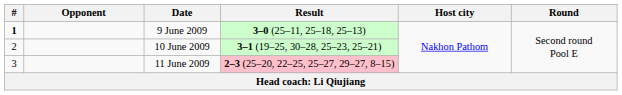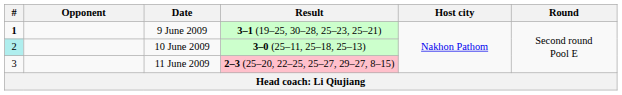(309, 30) 3–0 (25–11, 25–18, 25–13) -> (309, 30) 3–1 (19–25, 30–28, 25–23, 25–21)
(14, 47) no background -> (14, 47) paleturquoise background
(309, 47) 3–1 (19–25, 30–28, 25–23, 25–21) -> (309, 47) 3–0 (25–11, 25–18, 25–13)
